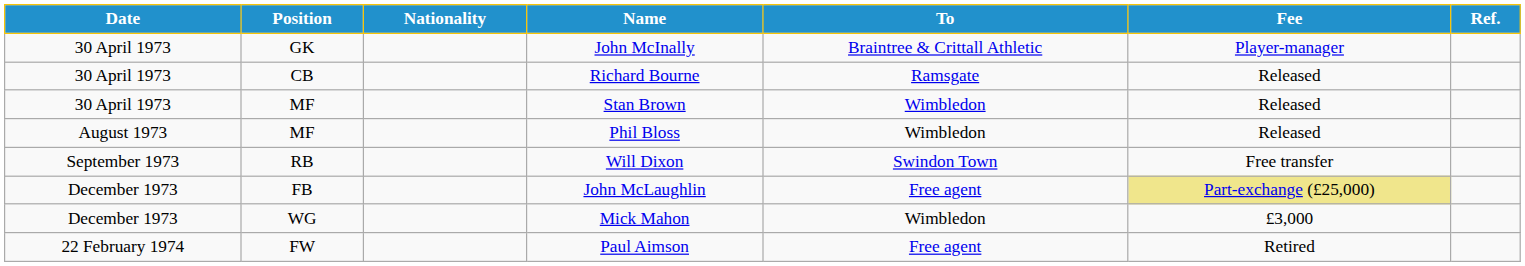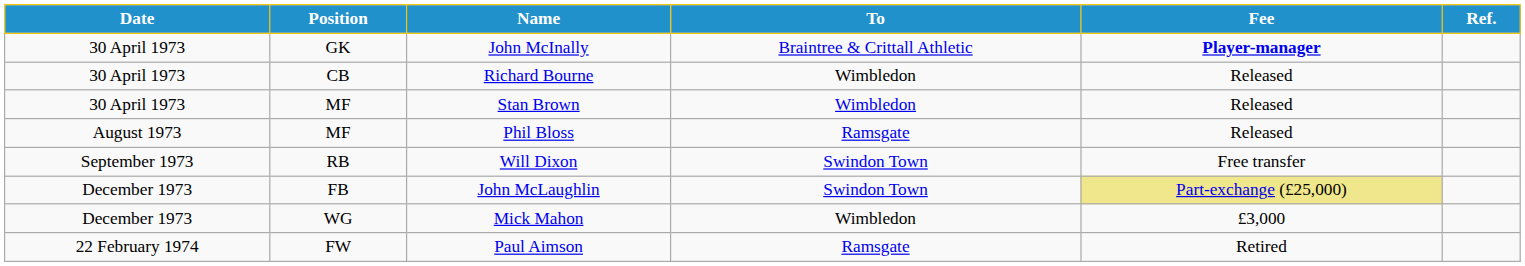- column: (445, 19)
(1289, 47) normal -> (1261, 47) bold
(945, 76) Ramsgate -> (876, 76) Wimbledon
(945, 133) Wimbledon -> (876, 133) Ramsgate
(945, 190) Free agent -> (876, 190) Swindon Town
(945, 247) Free agent -> (876, 247) Ramsgate
